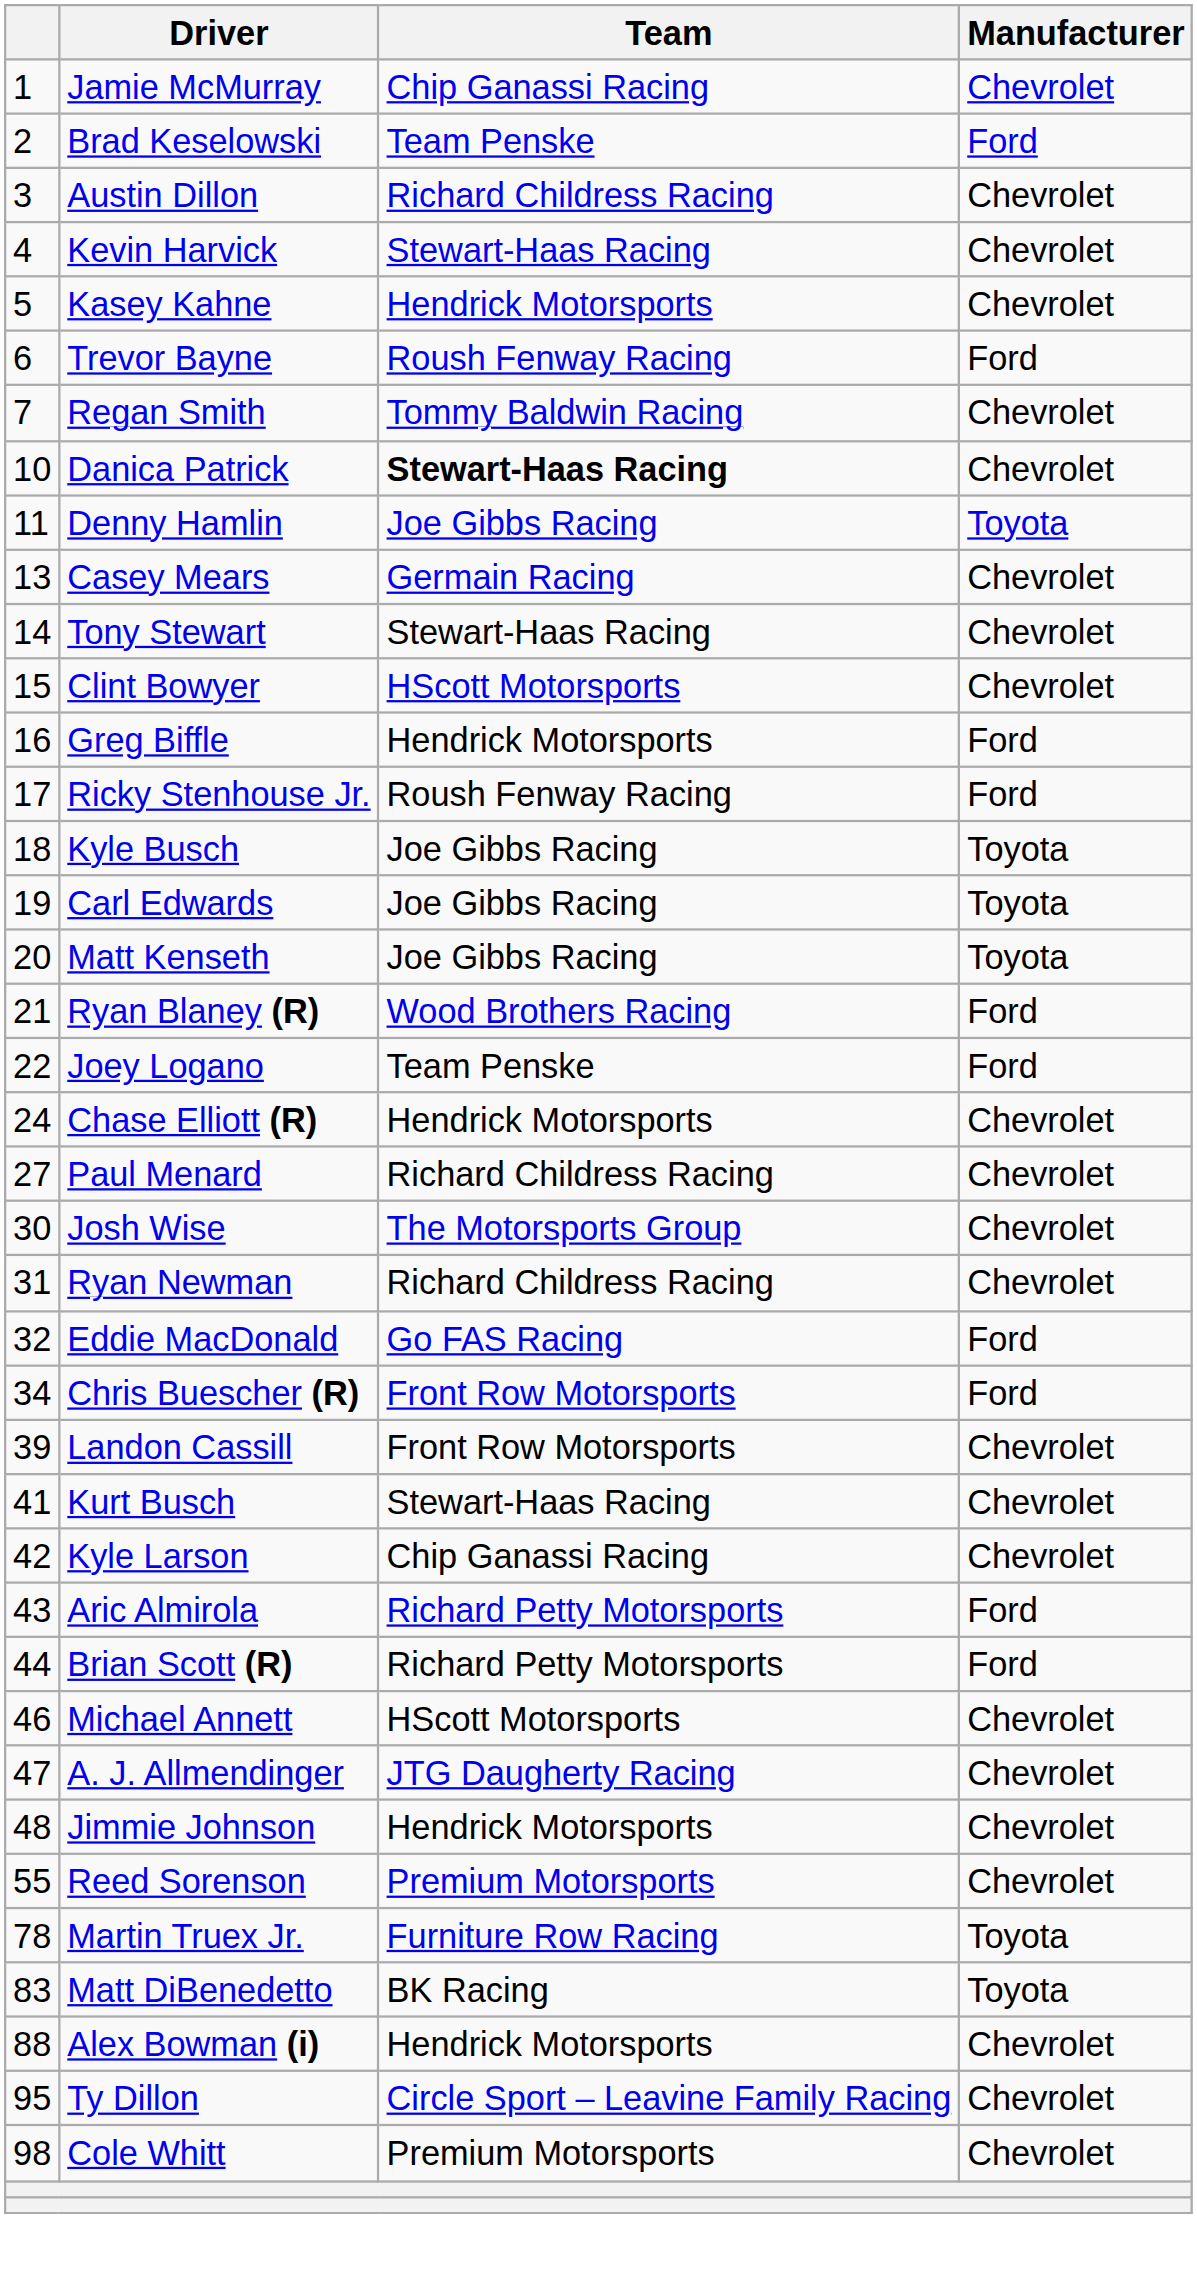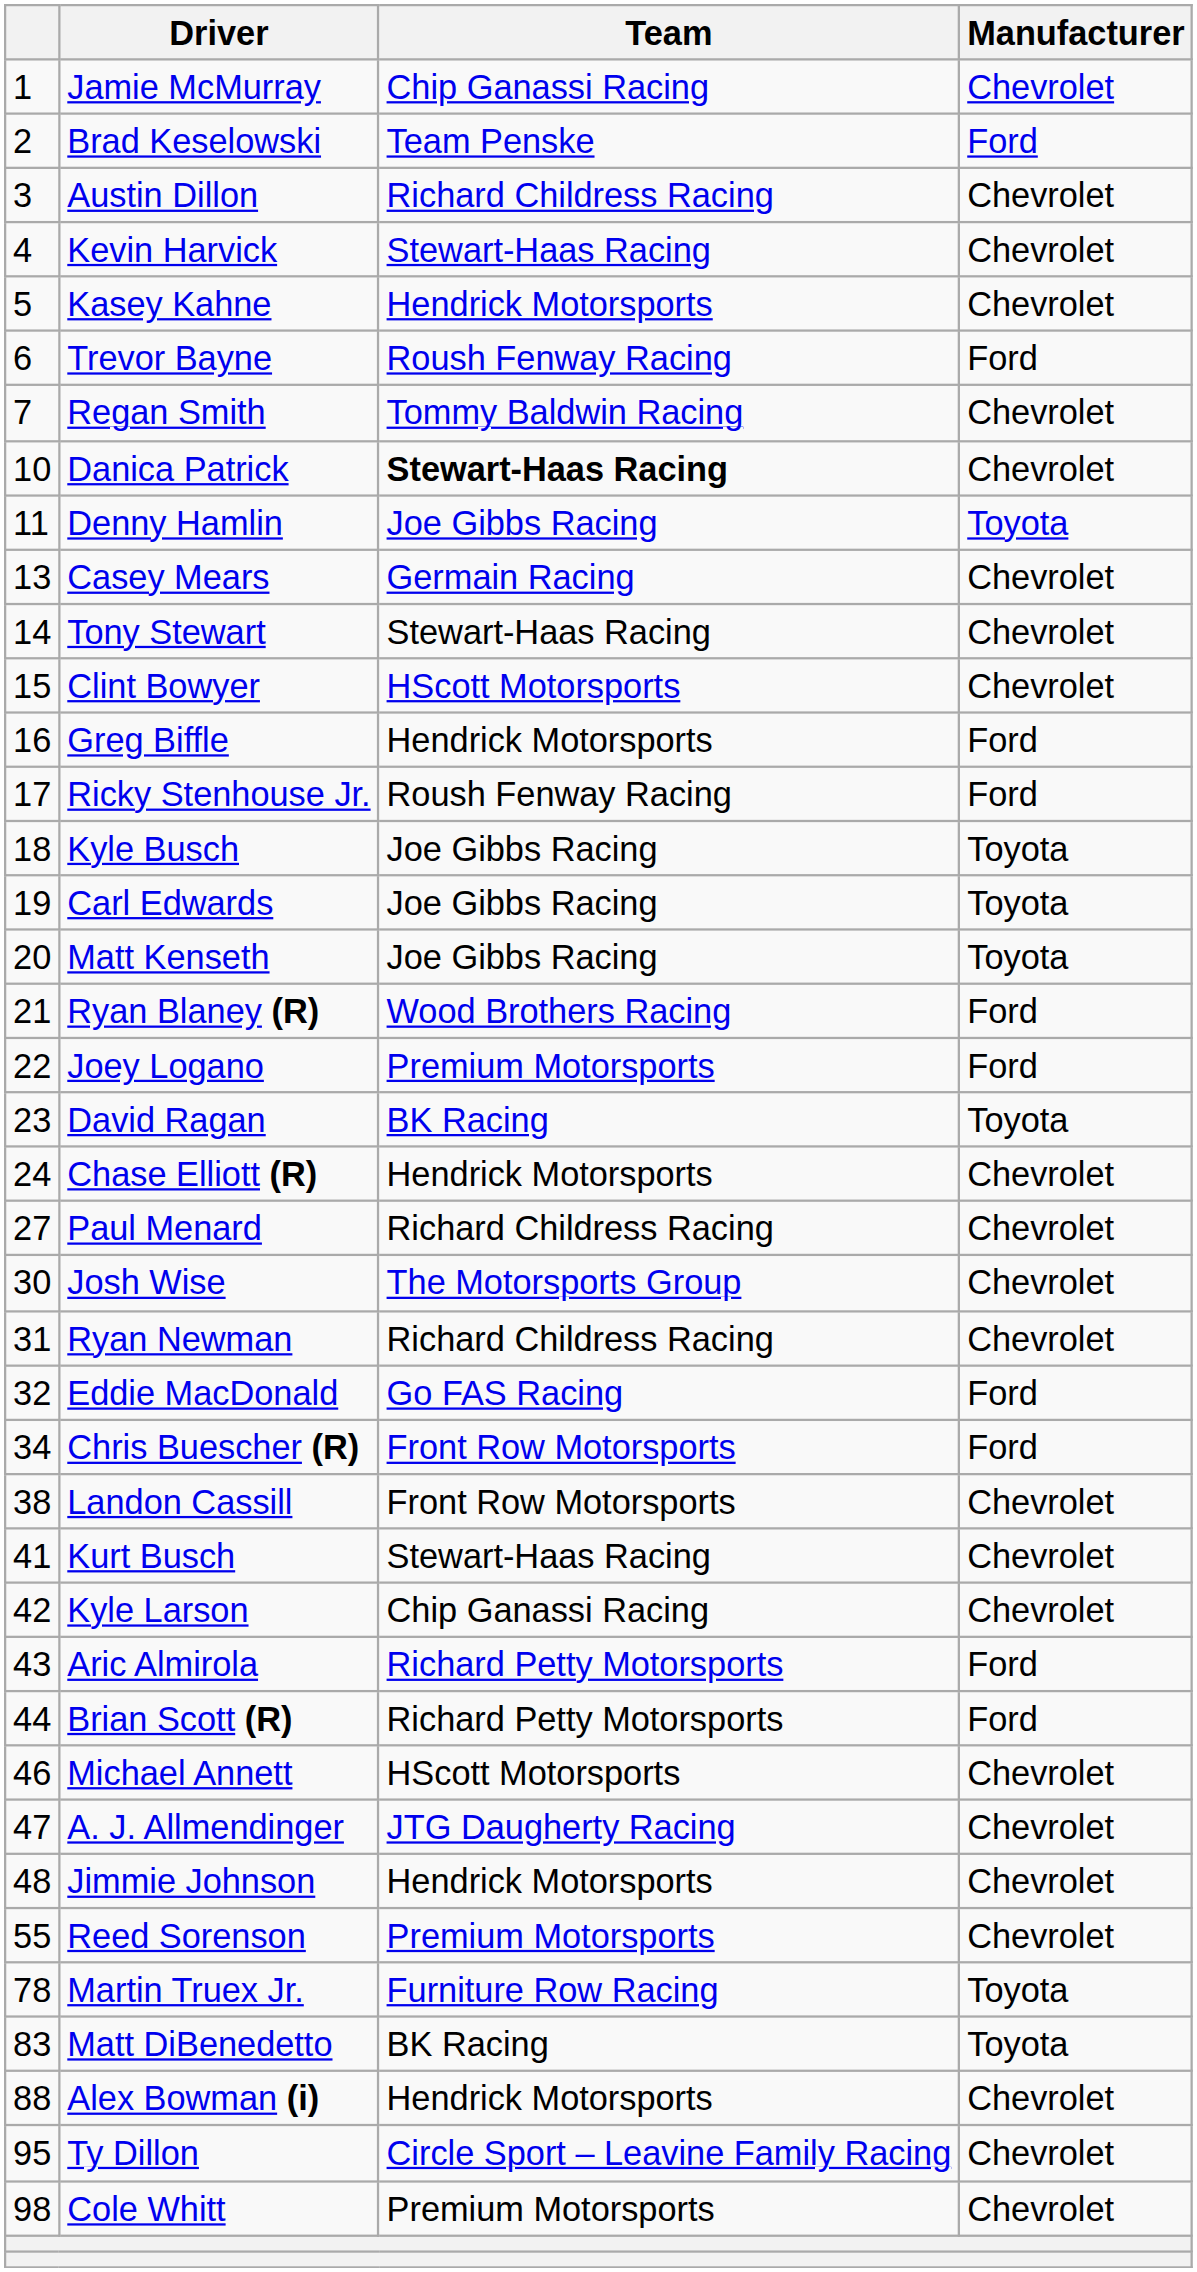(491, 1066) Team Penske -> (551, 1066) Premium Motorsports
+ row: (167, 1120)
(32, 1446) 39 -> (32, 1501) 38
